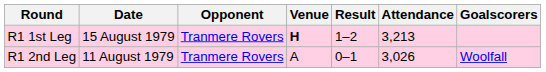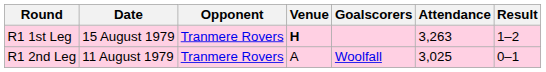columns swapped: (355, 15) <-> (499, 15)
(398, 36) 3,213 -> (435, 36) 3,263
(398, 57) 3,026 -> (435, 57) 3,025
